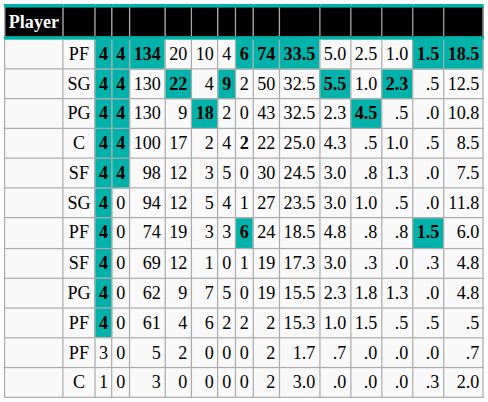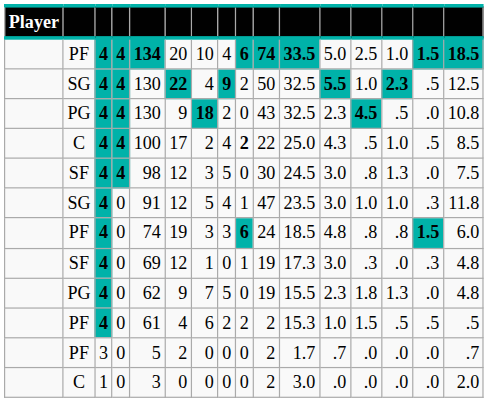(152, 203) 94 -> (152, 203) 91
(266, 203) 27 -> (266, 203) 47
(401, 203) .5 -> (397, 203) 1.0
(432, 203) .0 -> (432, 203) .3
(432, 382) .3 -> (432, 382) .0
